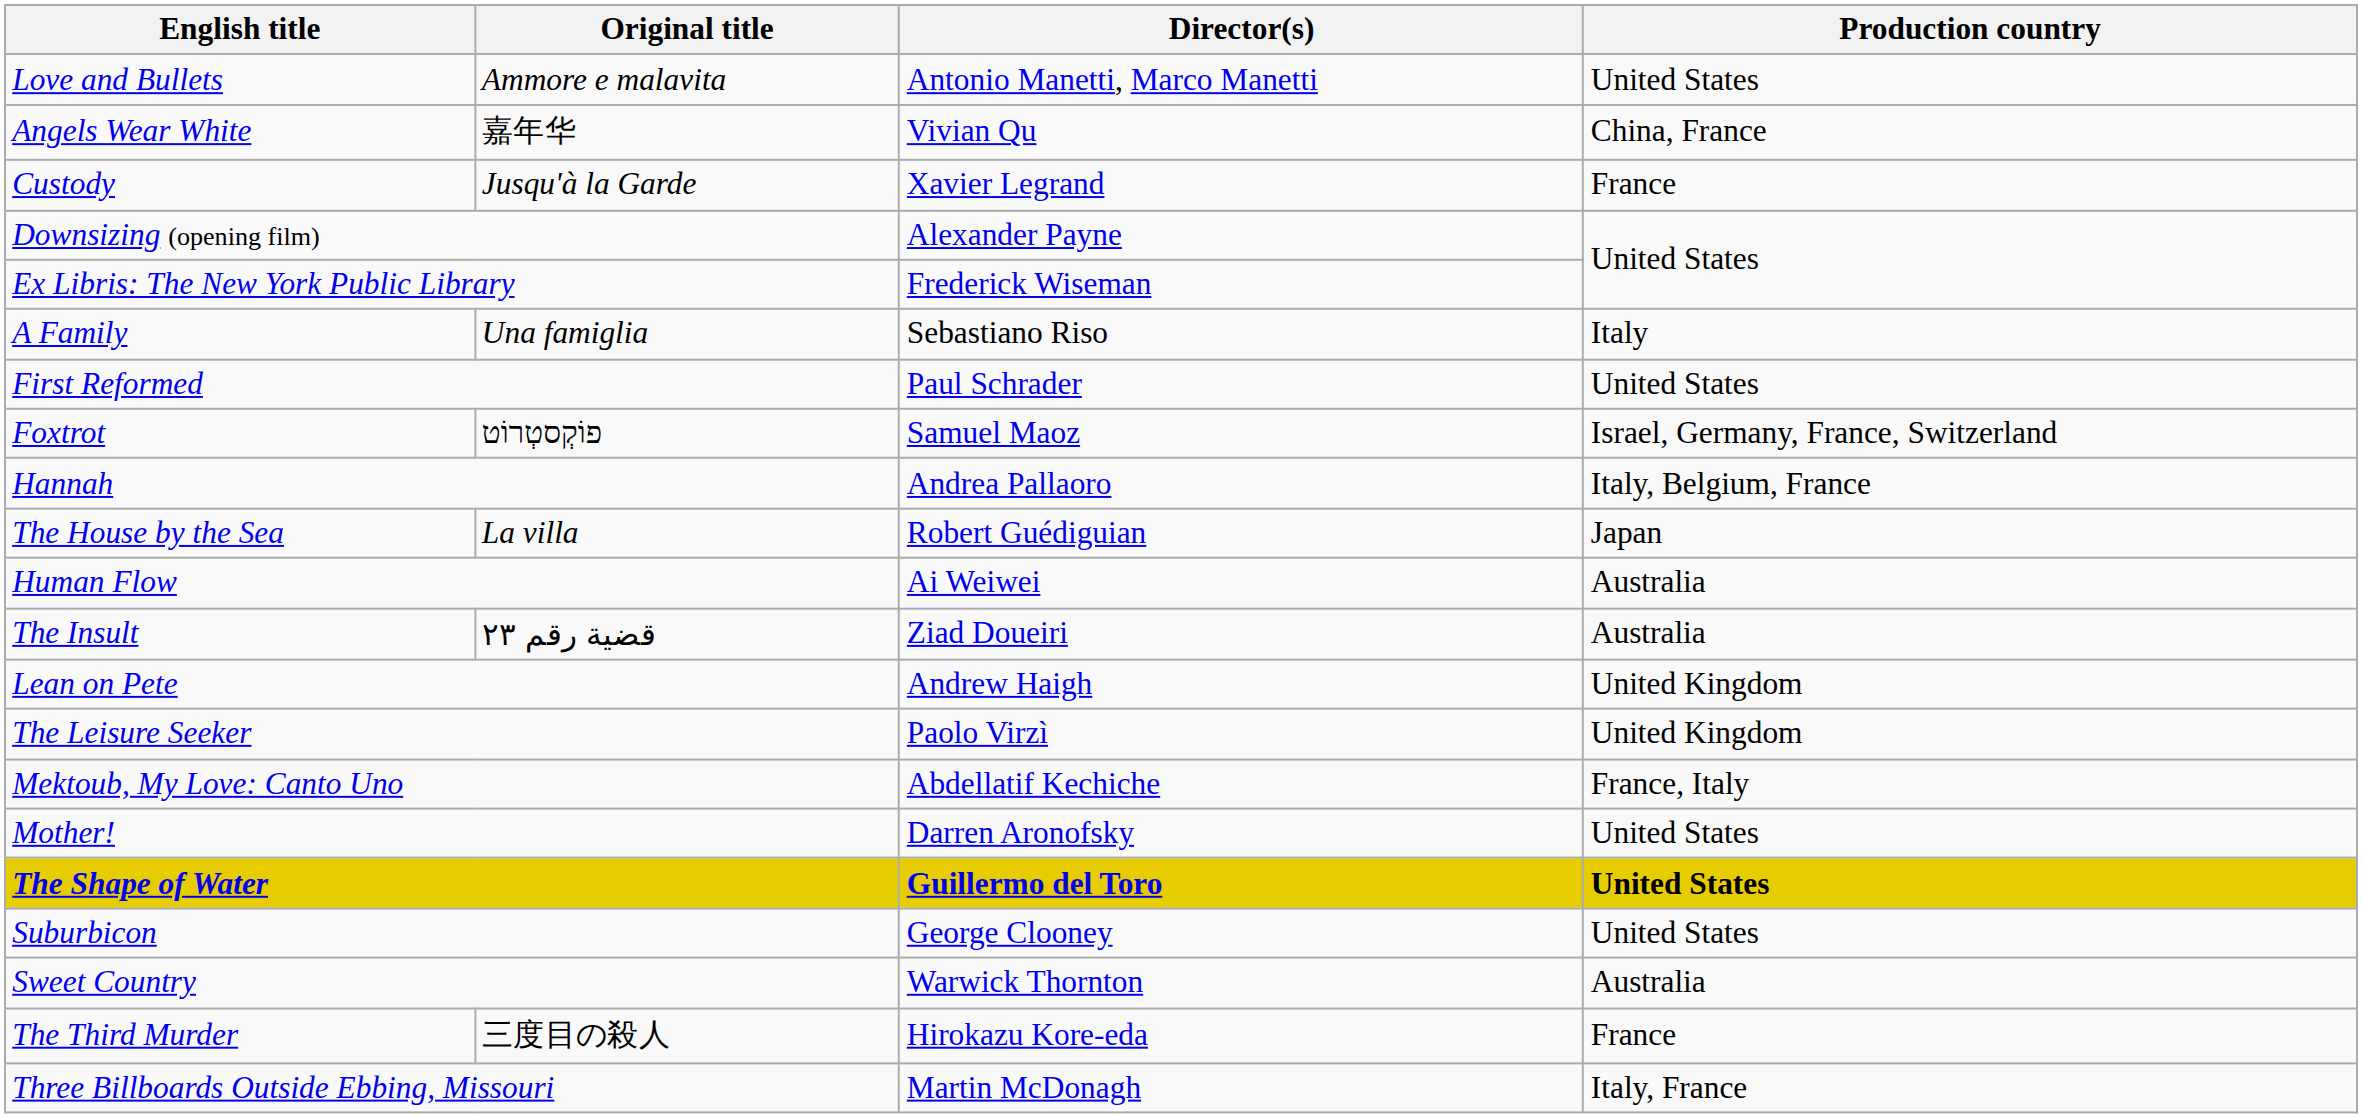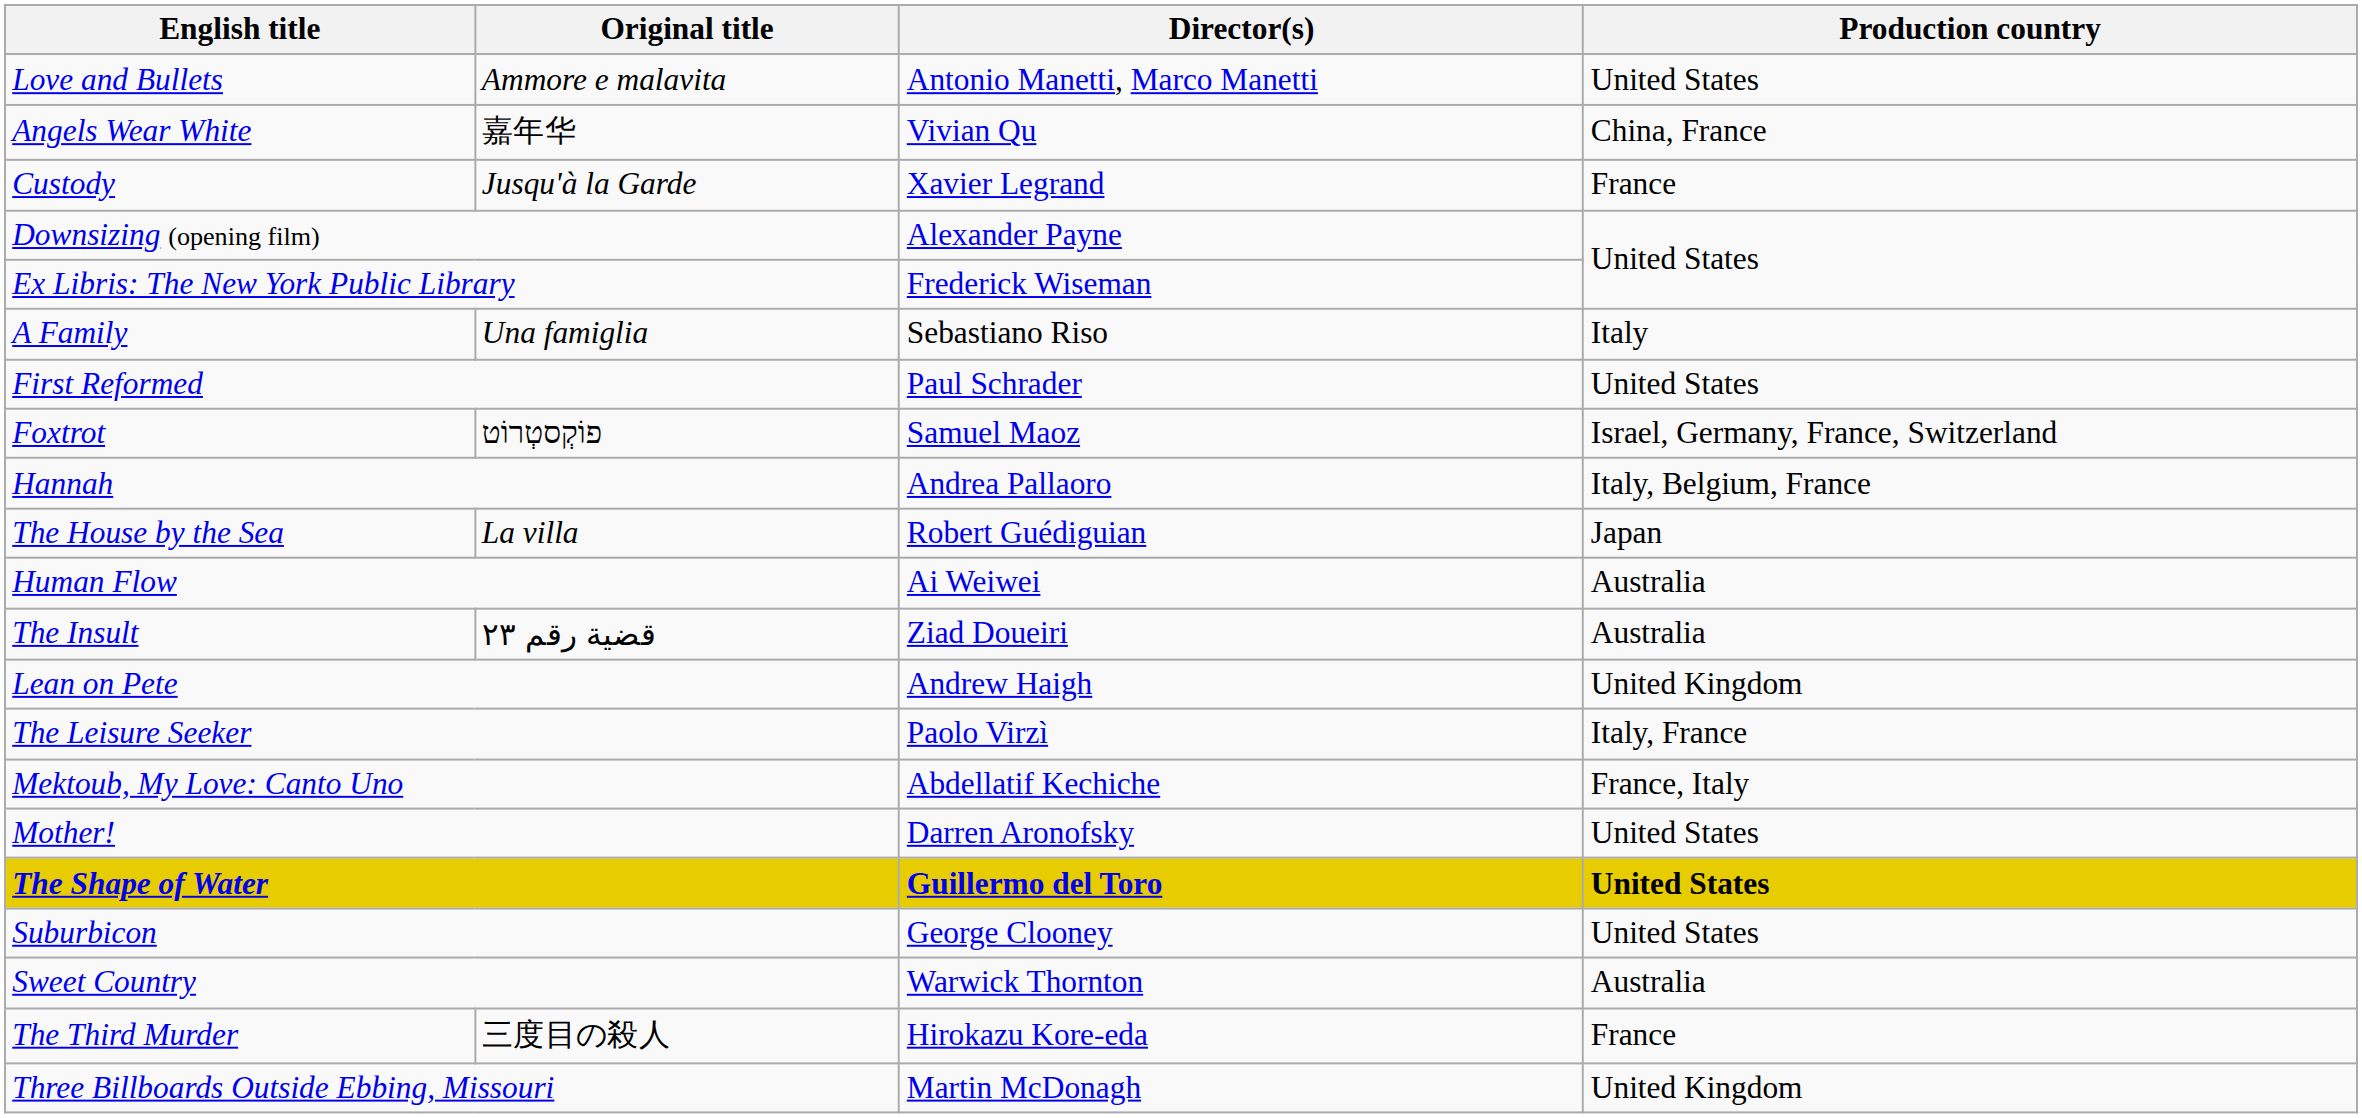(1697, 733) United Kingdom -> (1669, 733) Italy, France
(1669, 1087) Italy, France -> (1697, 1087) United Kingdom
